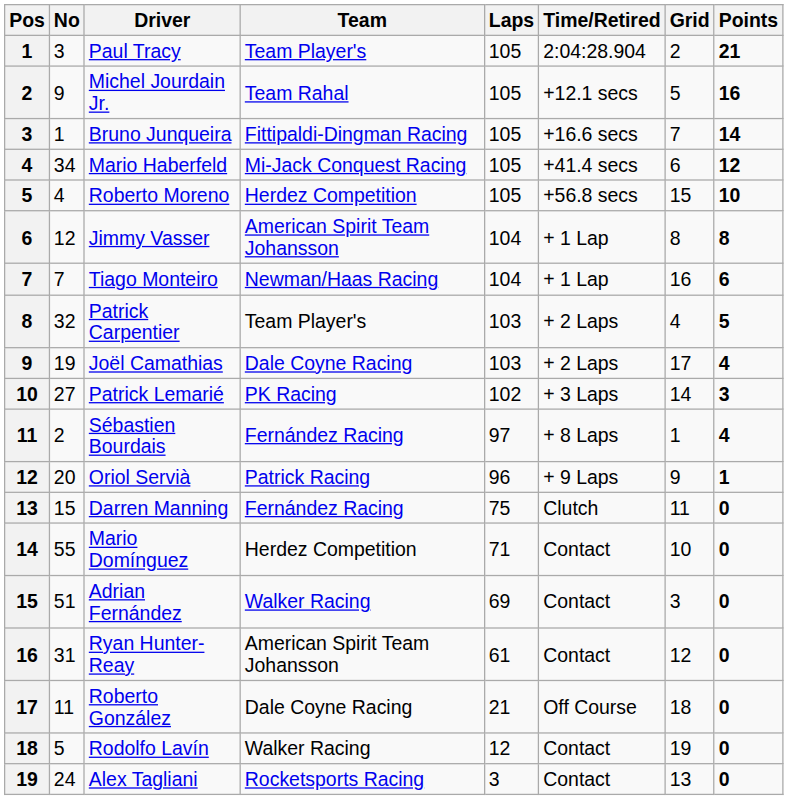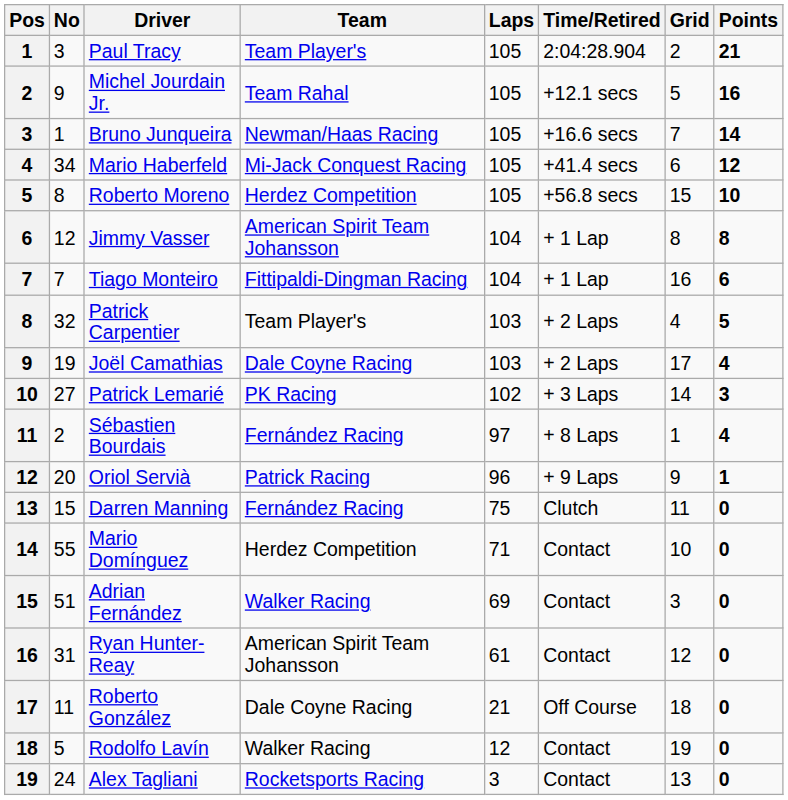(356, 134) Fittipaldi-Dingman Racing -> (342, 134) Newman/Haas Racing
(59, 196) 4 -> (59, 196) 8
(342, 279) Newman/Haas Racing -> (356, 279) Fittipaldi-Dingman Racing
